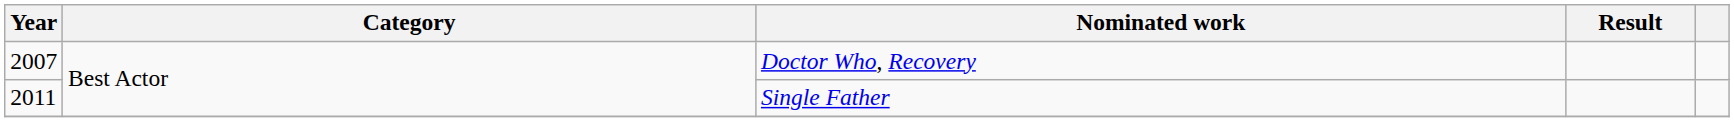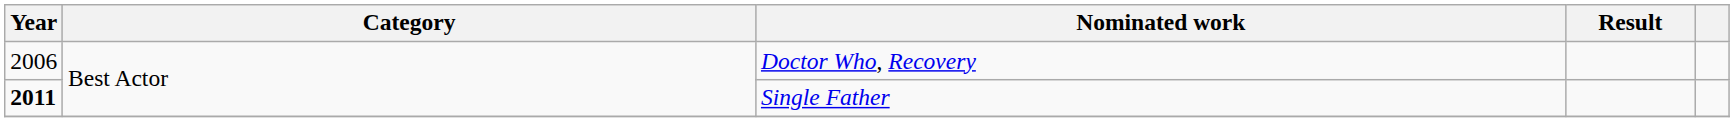(34, 60) 2007 -> (34, 60) 2006
(33, 97) normal -> (33, 97) bold
